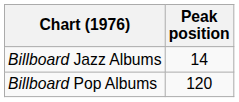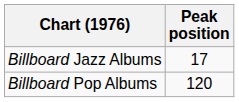(199, 59) 14 -> (199, 59) 17
